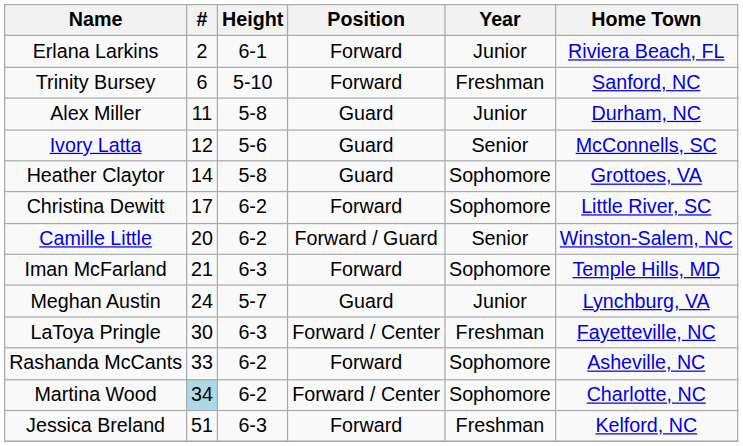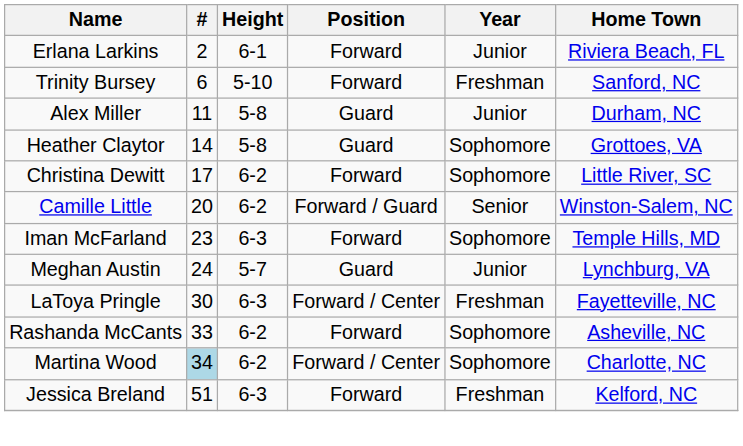- row: (96, 144)
(202, 269) 21 -> (202, 238) 23
